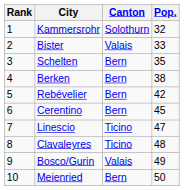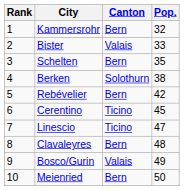(127, 29) Solothurn -> (116, 29) Bern
(116, 78) Bern -> (127, 78) Solothurn
(116, 111) Bern -> (118, 111) Ticino
(118, 144) Ticino -> (116, 144) Bern
